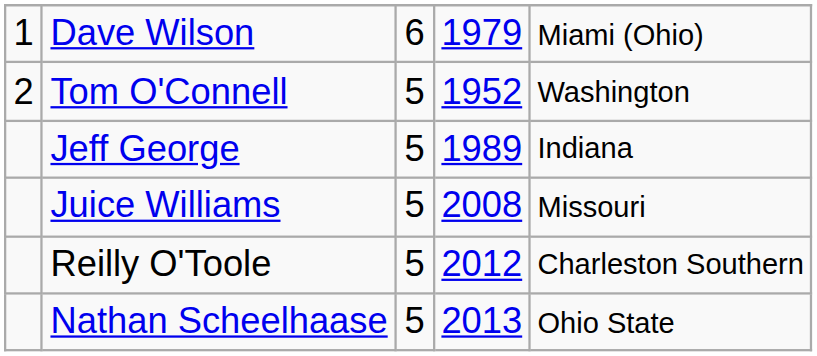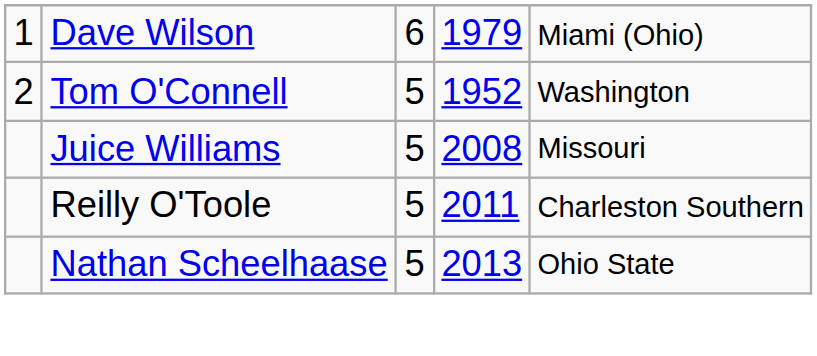- row: (145, 148)
(482, 263) 2012 -> (480, 206) 2011
